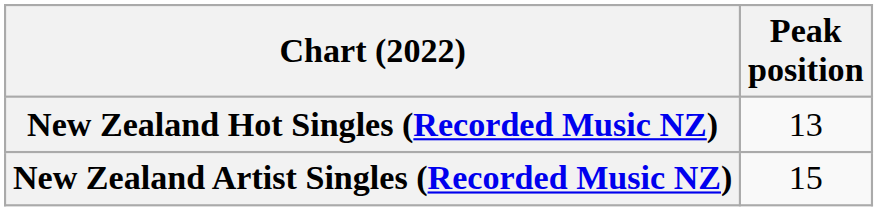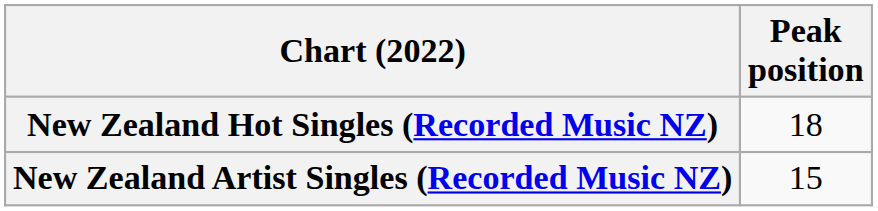(806, 123) 13 -> (806, 123) 18
